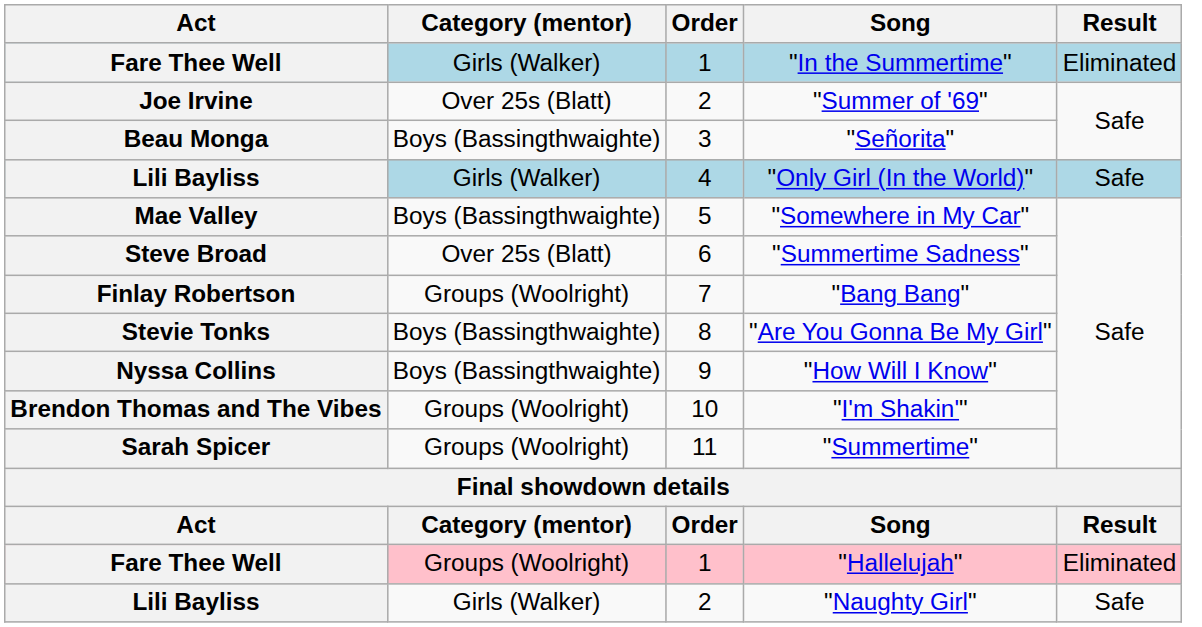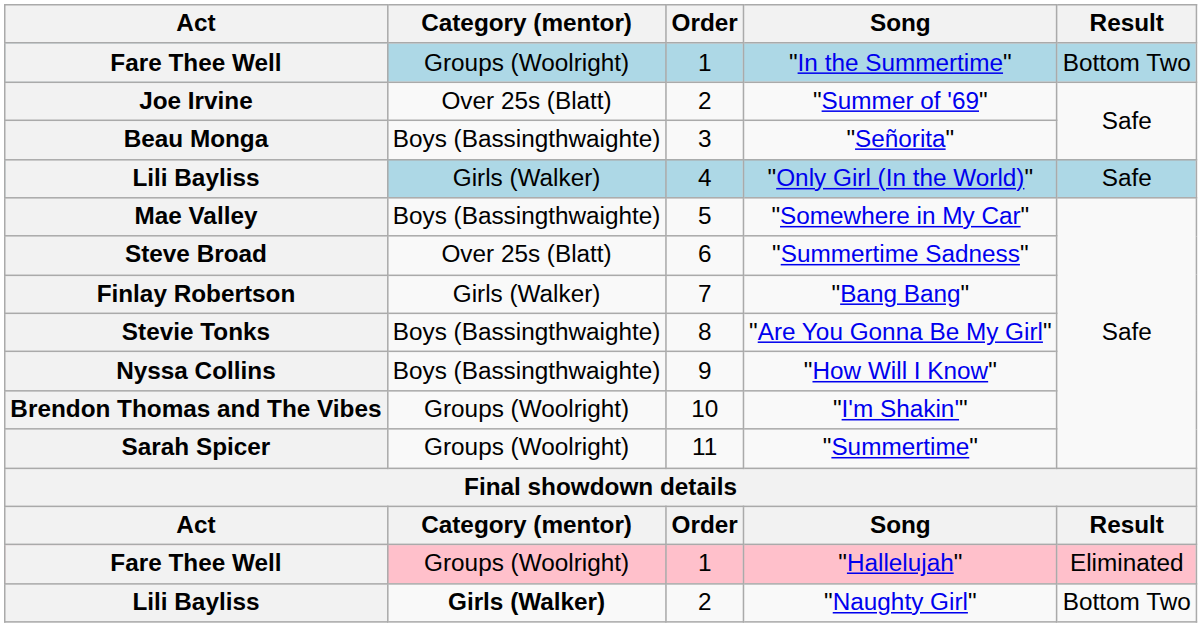(527, 62) Girls (Walker) -> (527, 62) Groups (Woolright)
(1120, 62) Eliminated -> (1127, 62) Bottom Two
(527, 293) Groups (Woolright) -> (527, 293) Girls (Walker)
(527, 602) normal -> (527, 602) bold
(1120, 602) Safe -> (1127, 602) Bottom Two
